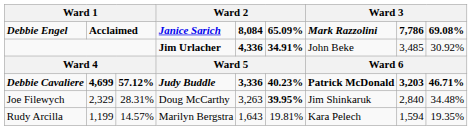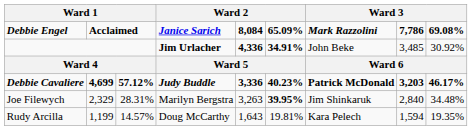(446, 82) 46.71% -> (446, 82) 46.17%
(194, 99) Doug McCarthy -> (196, 99) Marilyn Bergstra
(196, 116) Marilyn Bergstra -> (194, 116) Doug McCarthy
